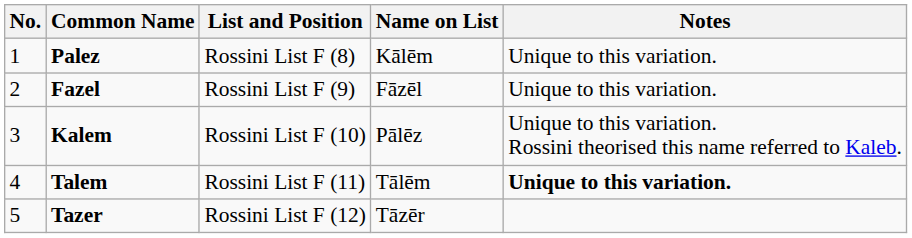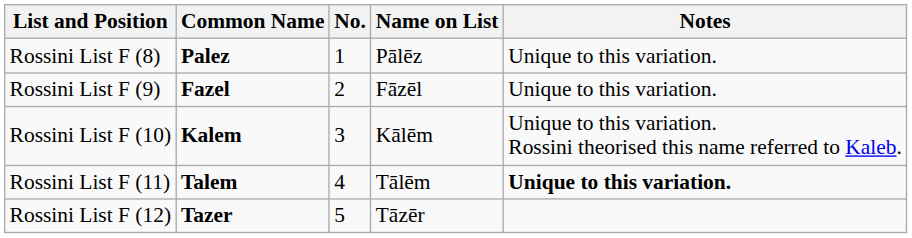columns swapped: (25, 21) <-> (285, 21)
(404, 55) Kālēm -> (399, 55) Pālēz
(399, 135) Pālēz -> (404, 135) Kālēm
